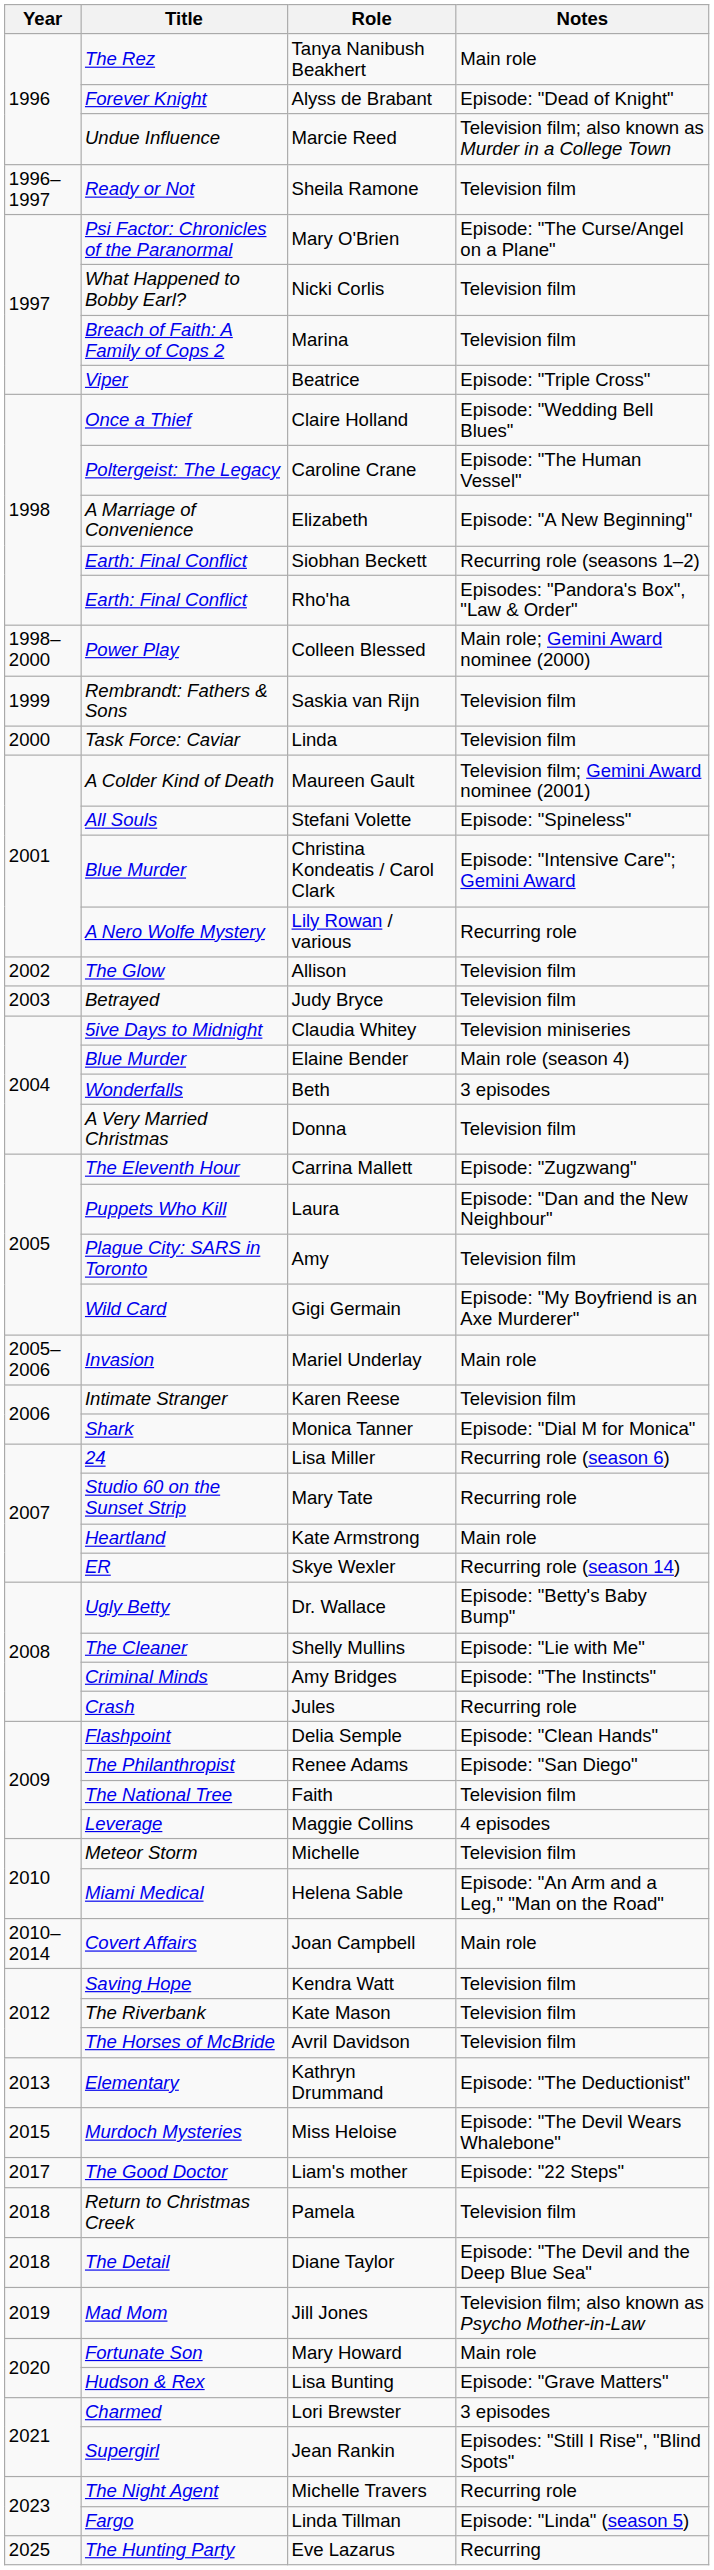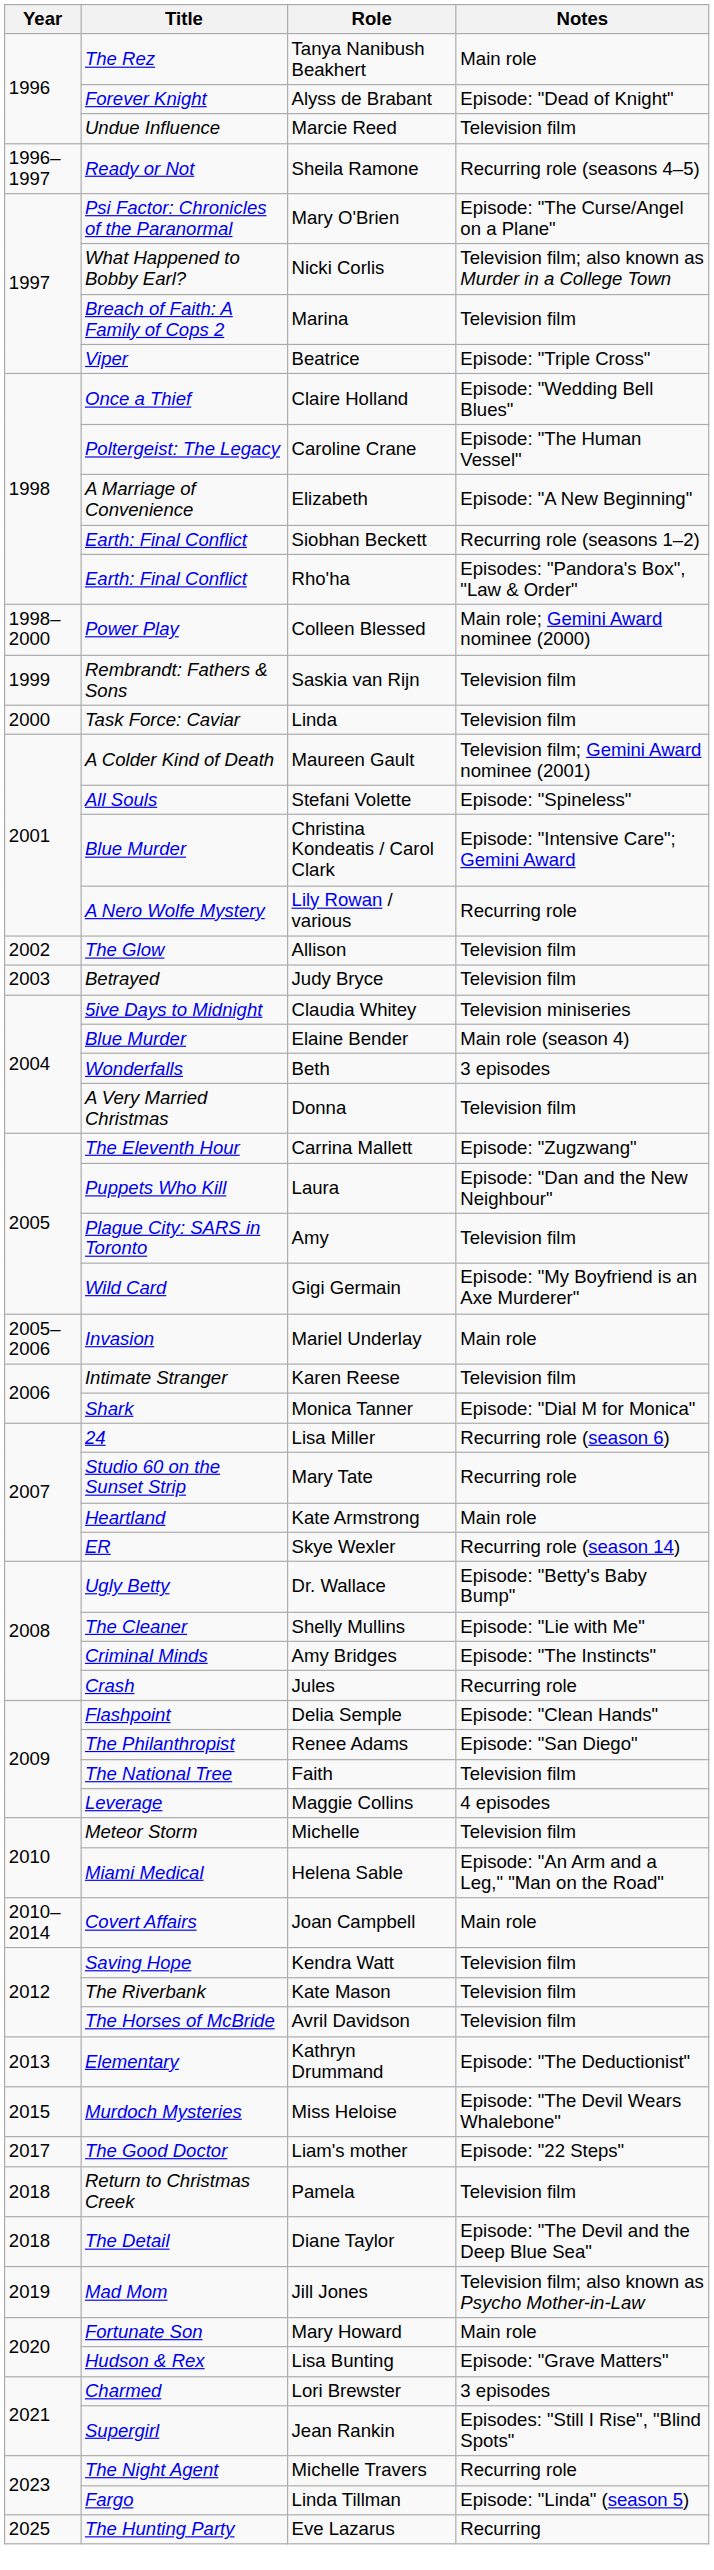(582, 138) Television film; also known as Murder in a College Town -> (518, 128) Television film
(518, 189) Television film -> (580, 168) Recurring role (seasons 4–5)
(518, 289) Television film -> (582, 268) Television film; also known as Murder in a College Town
